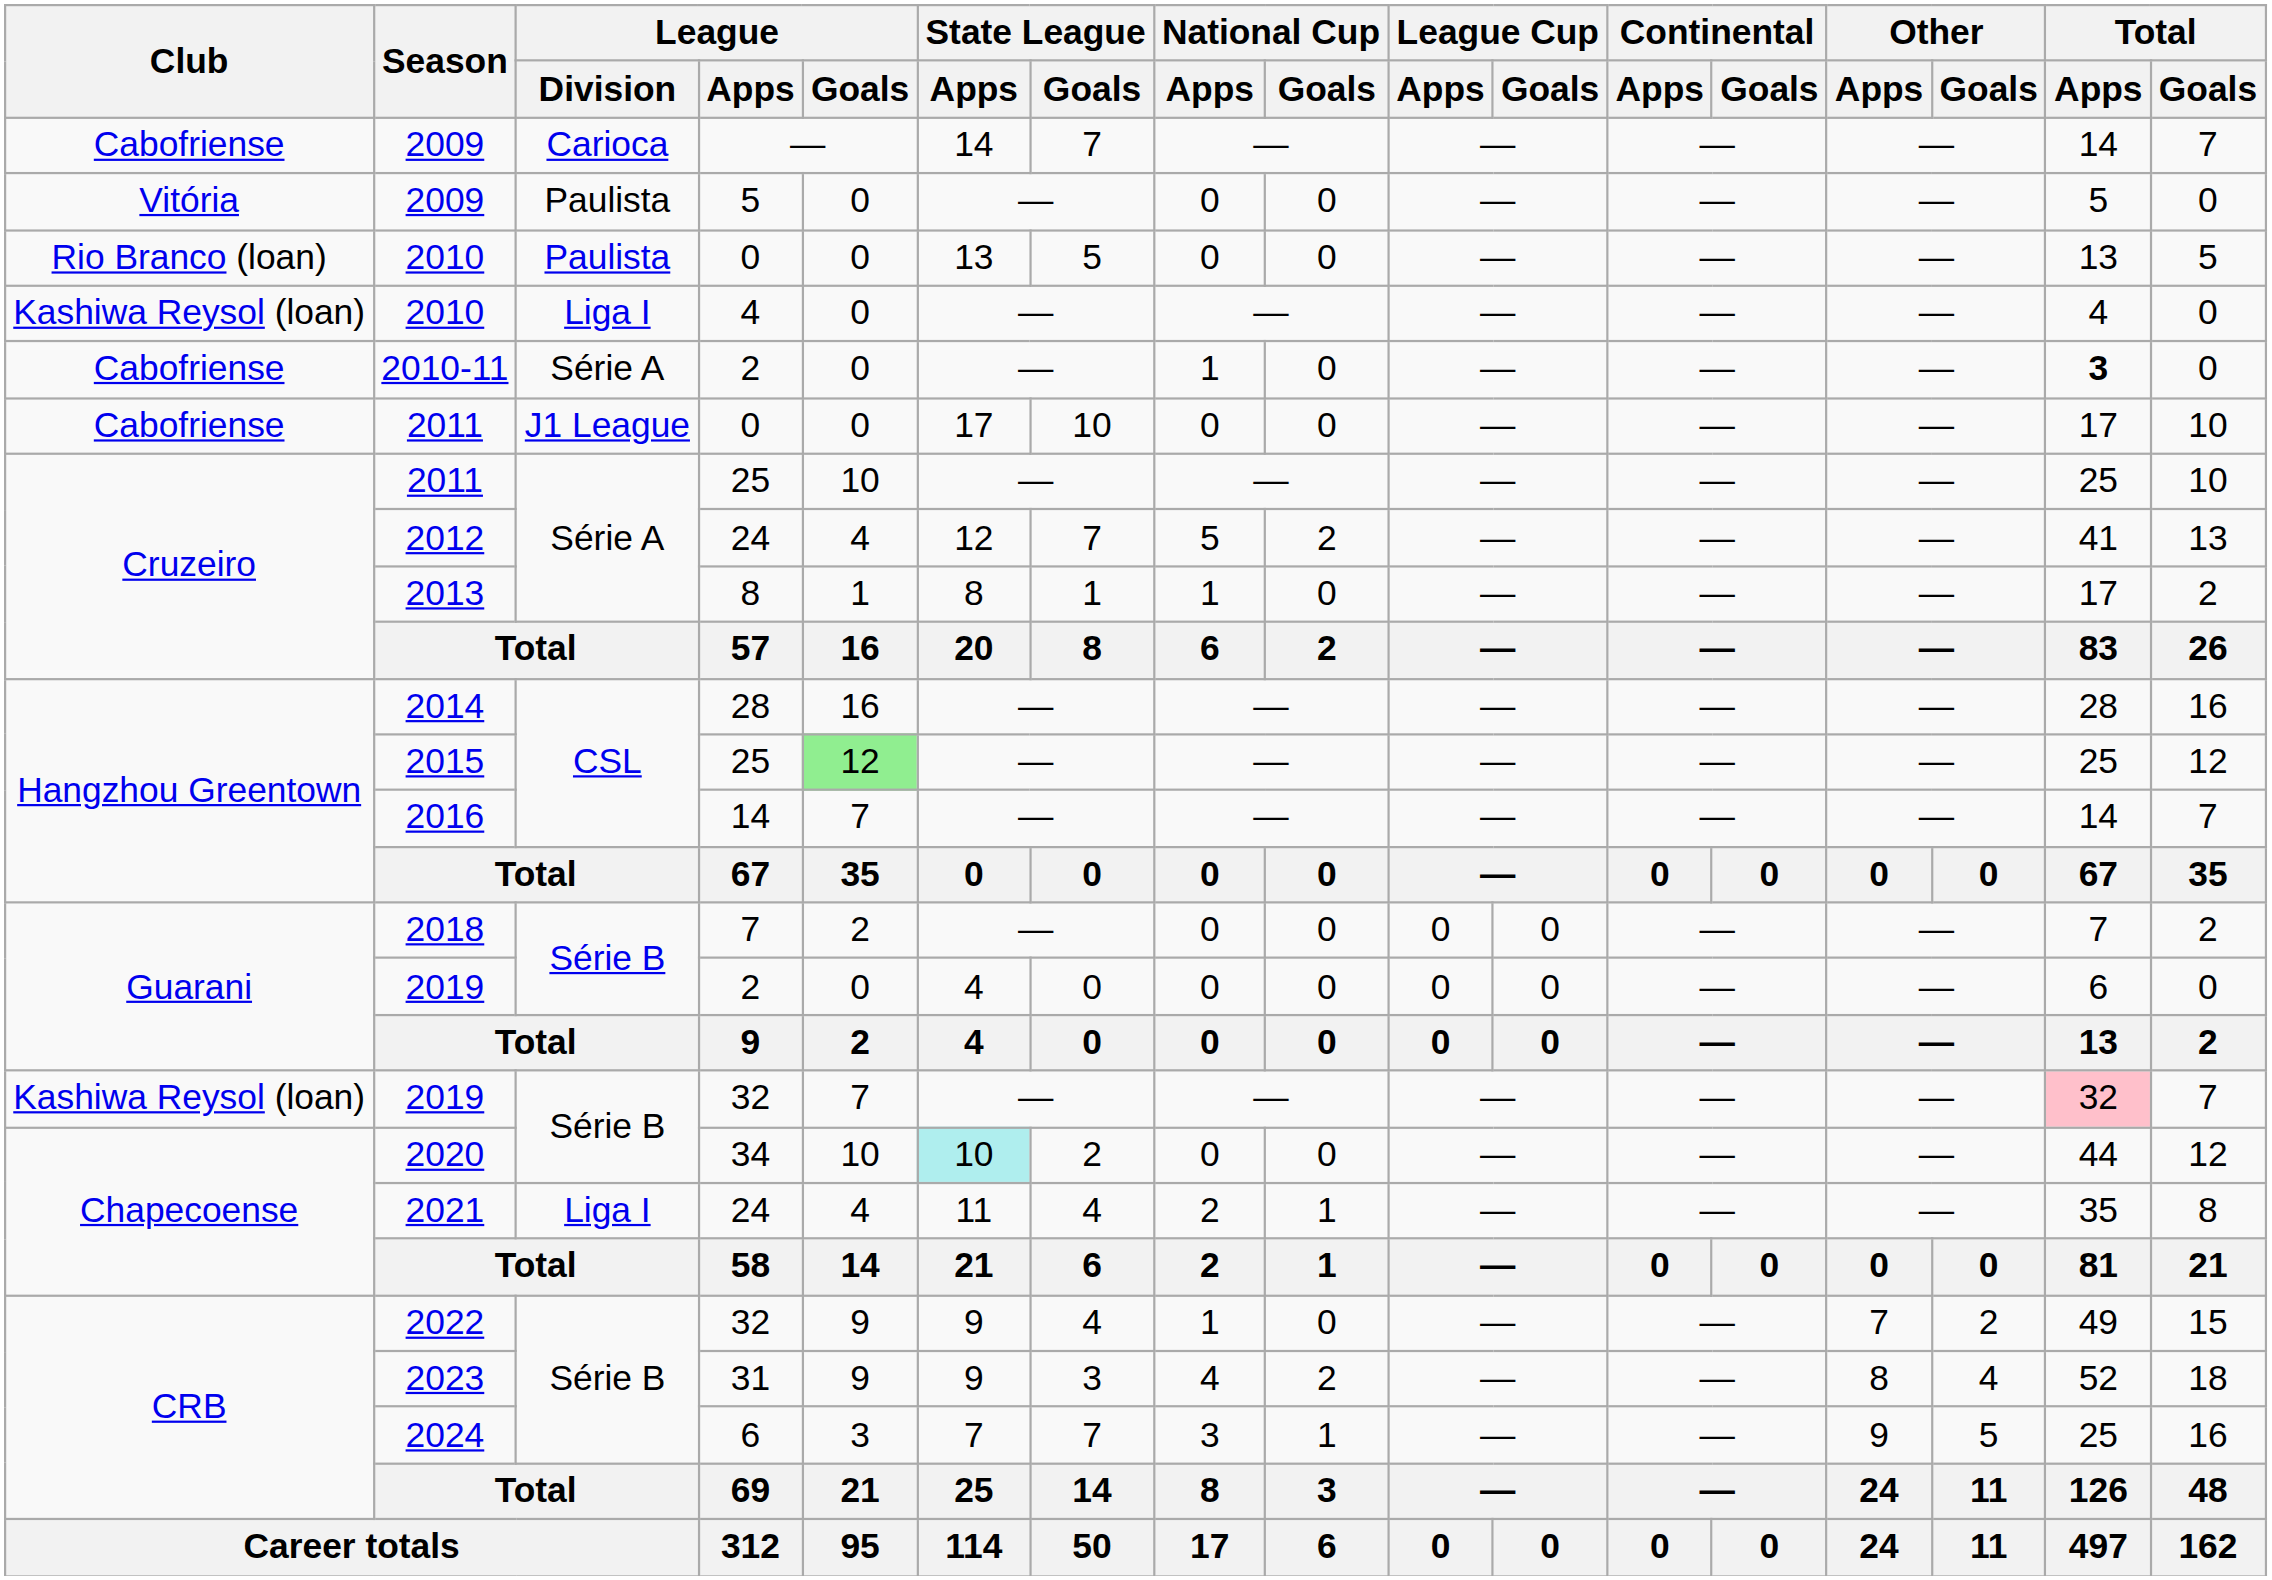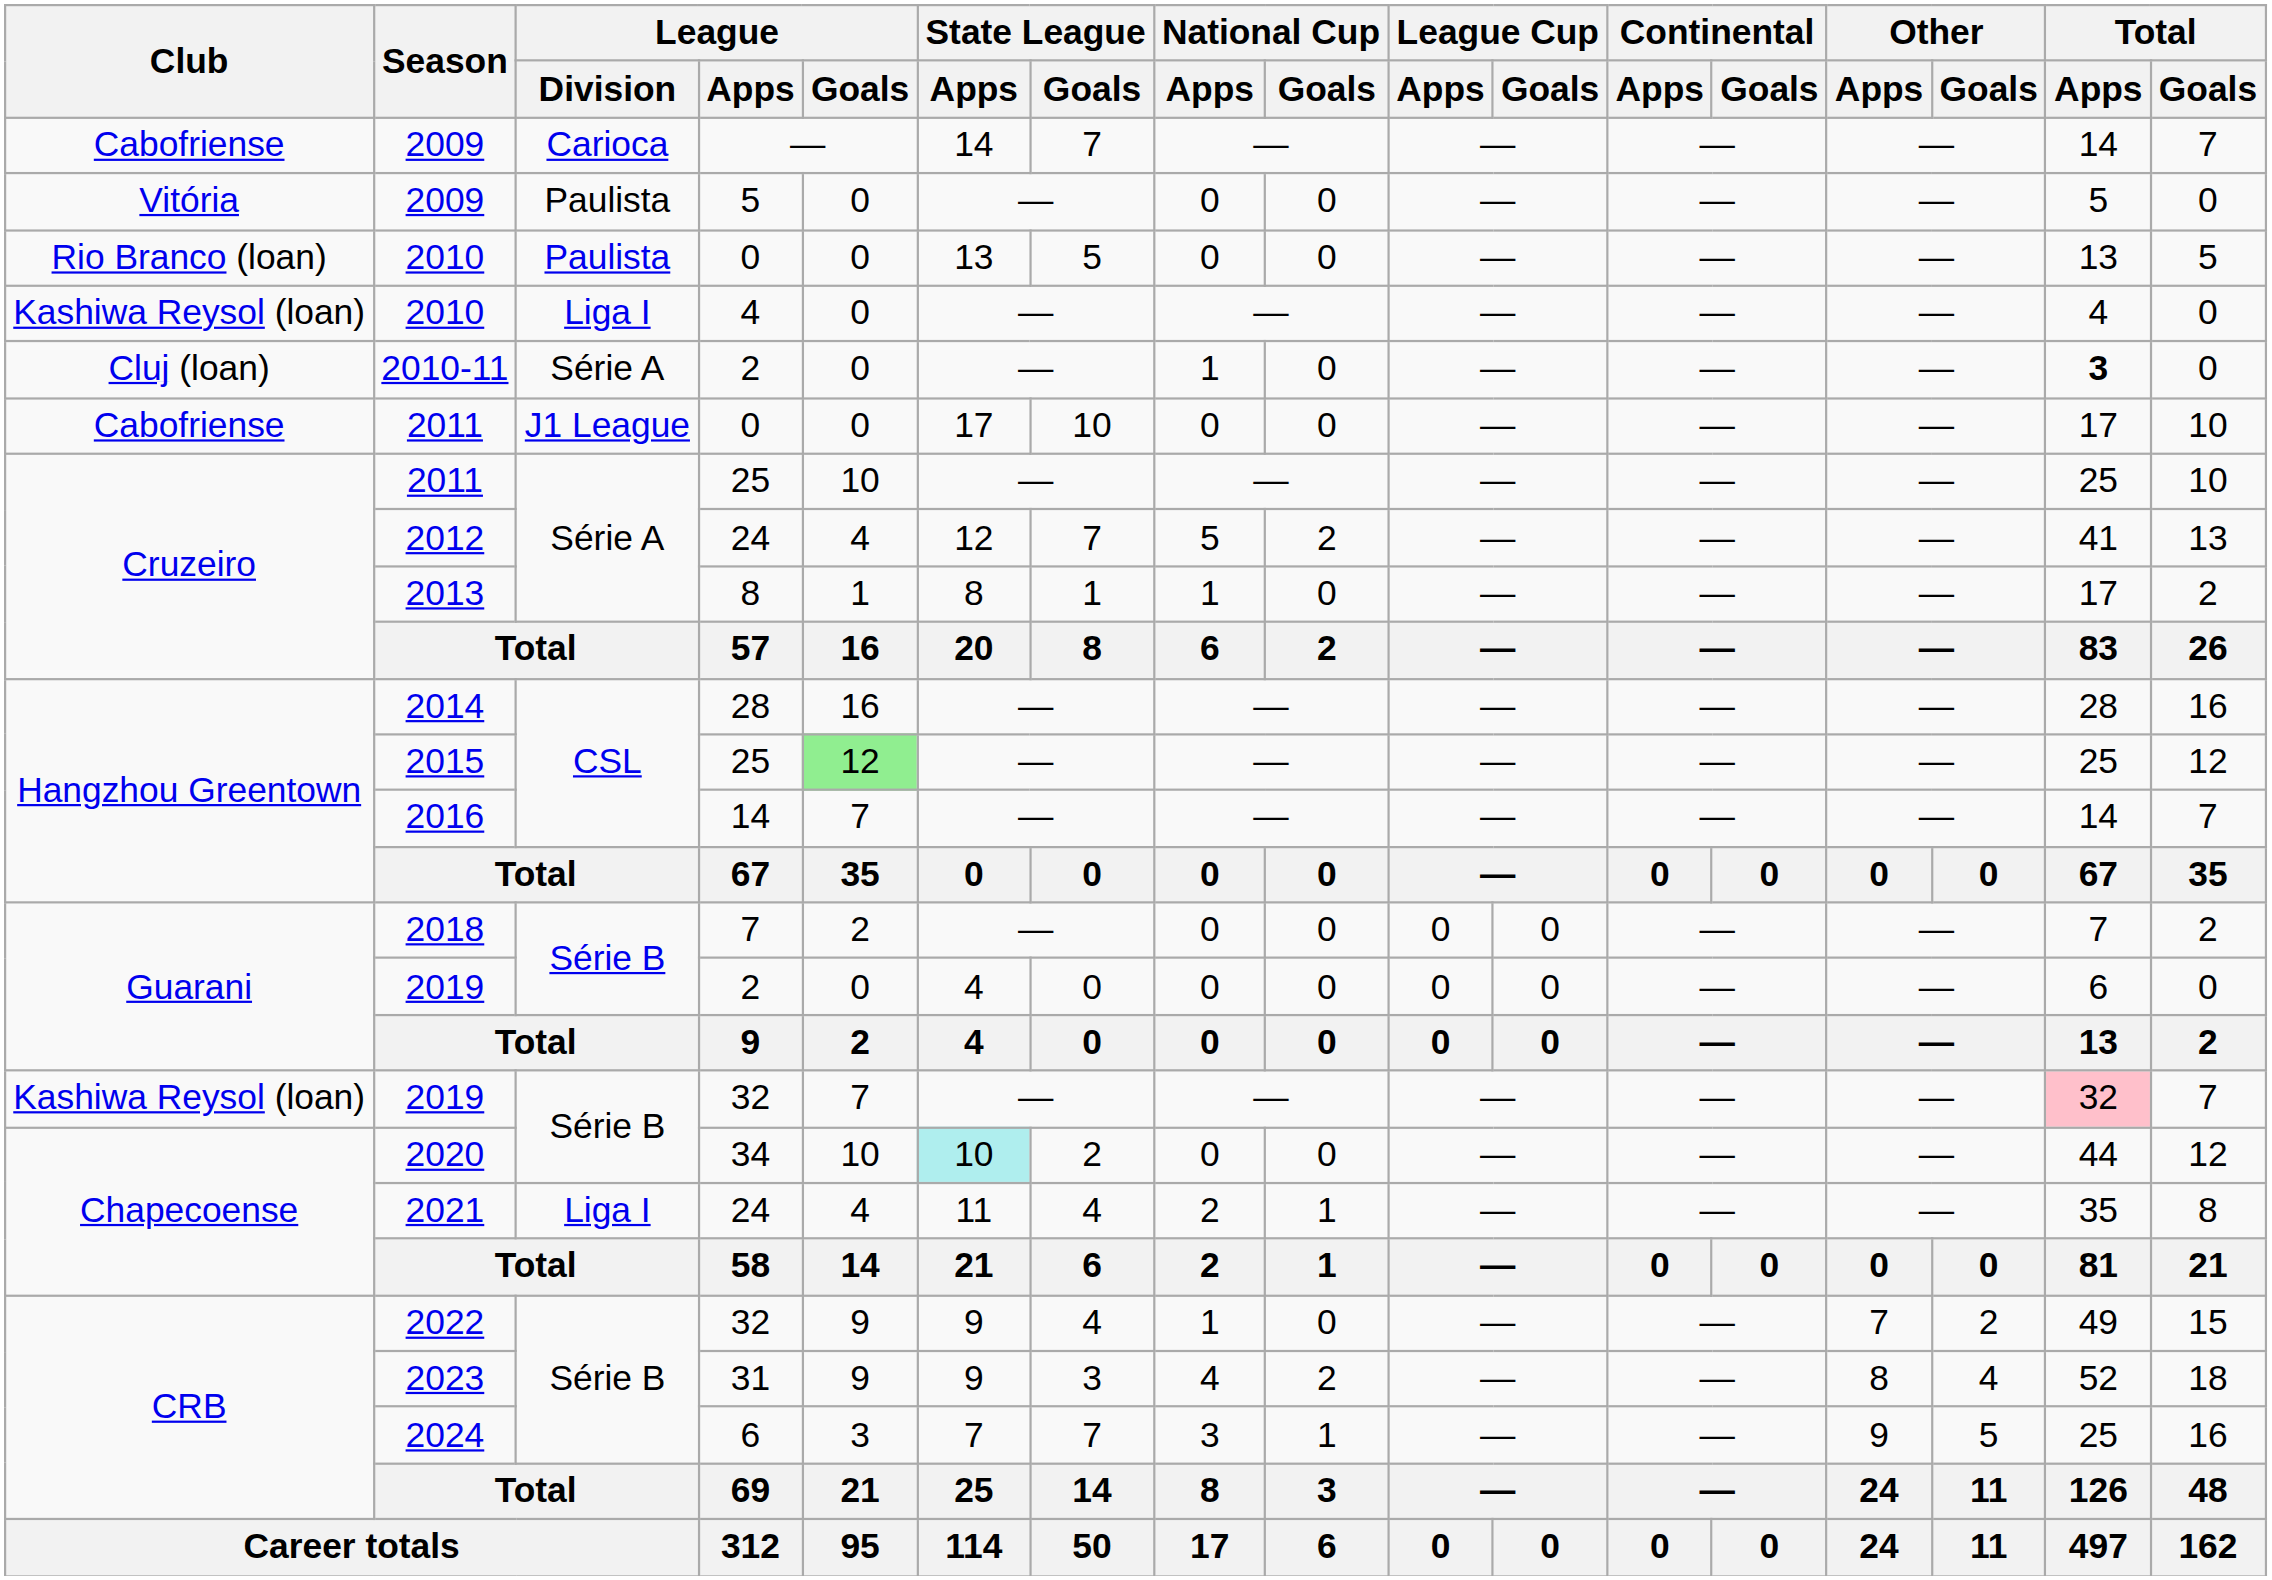(189, 369) Cabofriense -> (189, 369) Cluj (loan)
